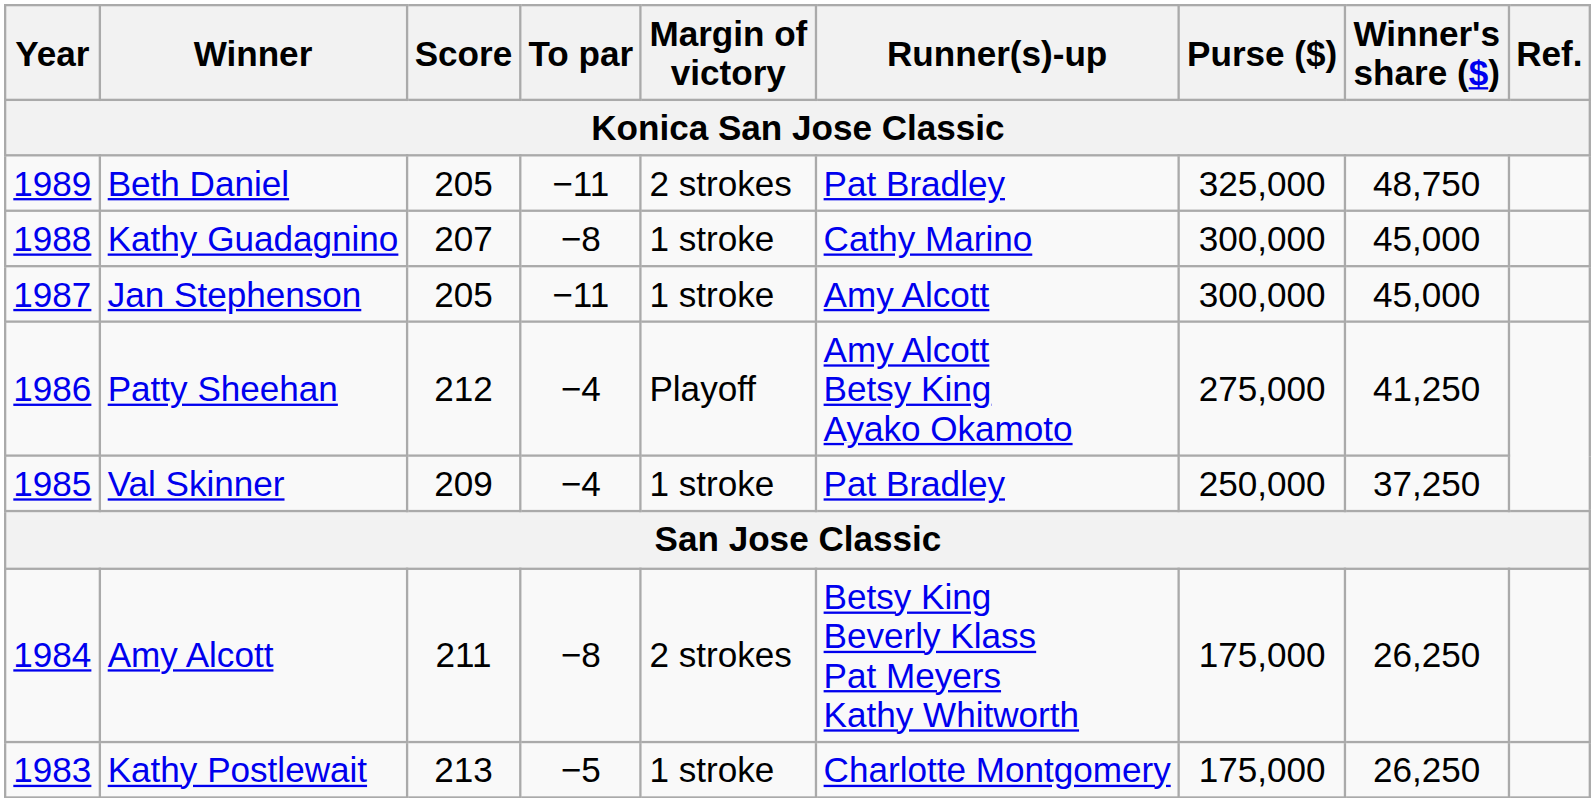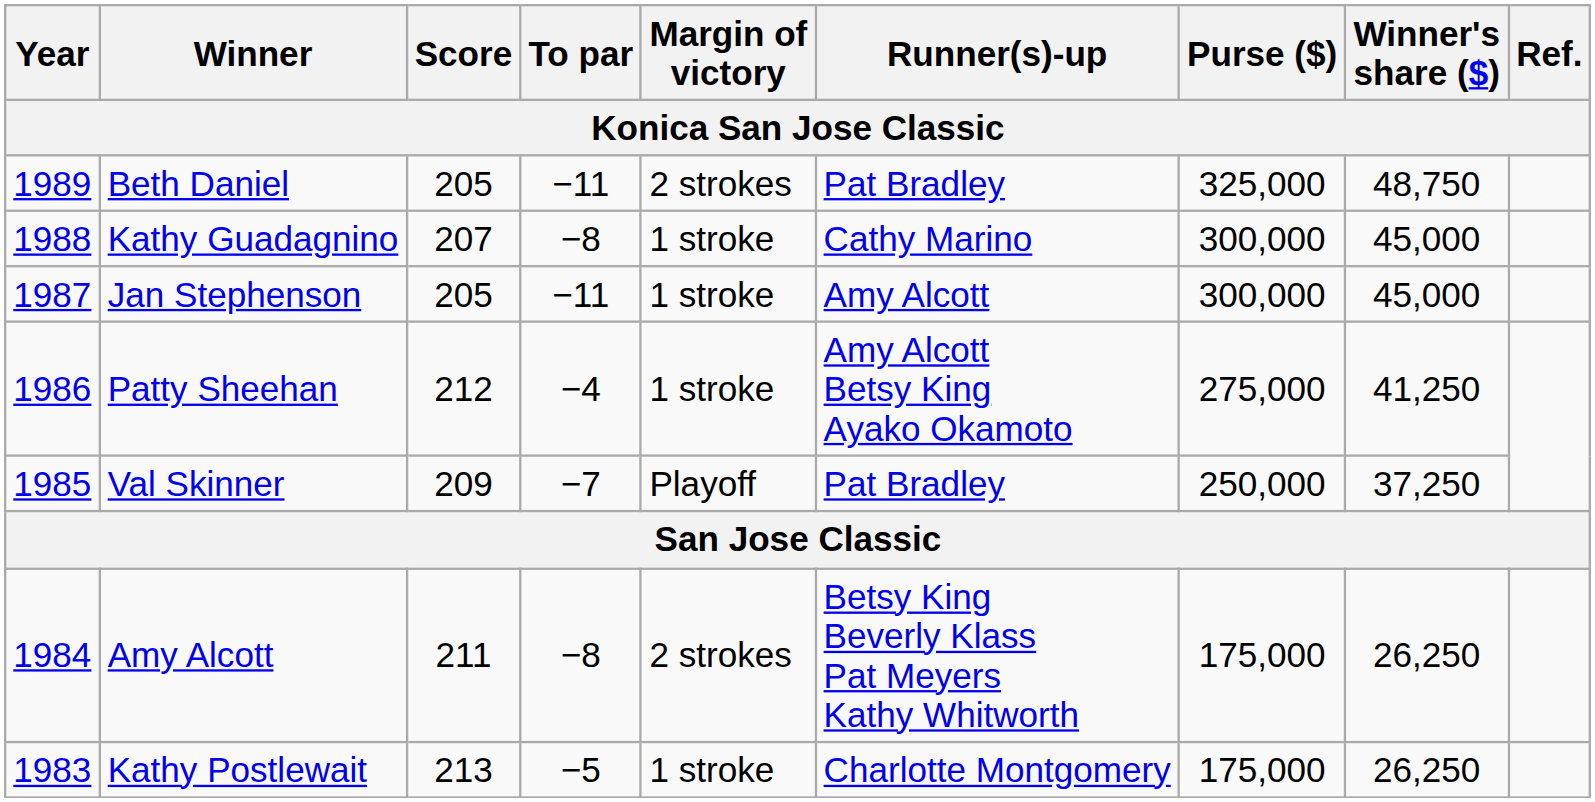(703, 390) Playoff -> (712, 390) 1 stroke
(581, 484) −4 -> (581, 484) −7
(712, 484) 1 stroke -> (703, 484) Playoff
